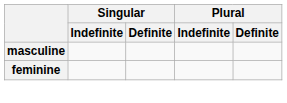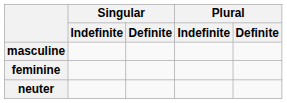+ row: (36, 88)
